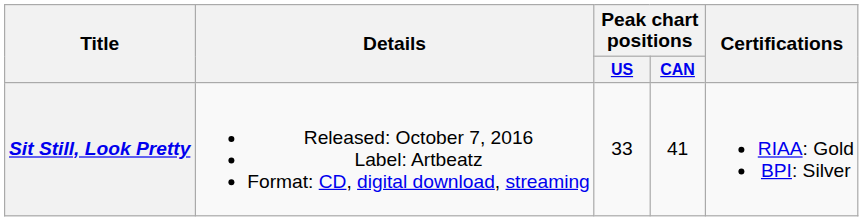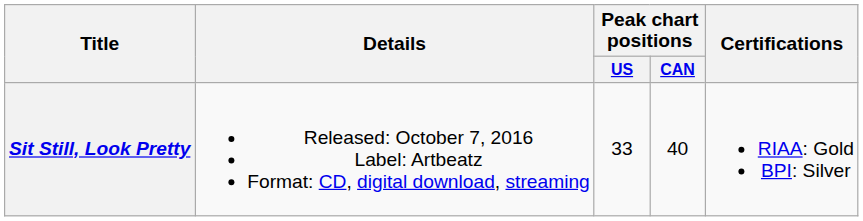(678, 148) 41 -> (678, 148) 40
